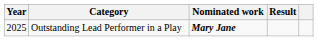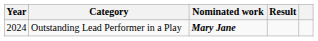(17, 28) 2025 -> (17, 28) 2024
